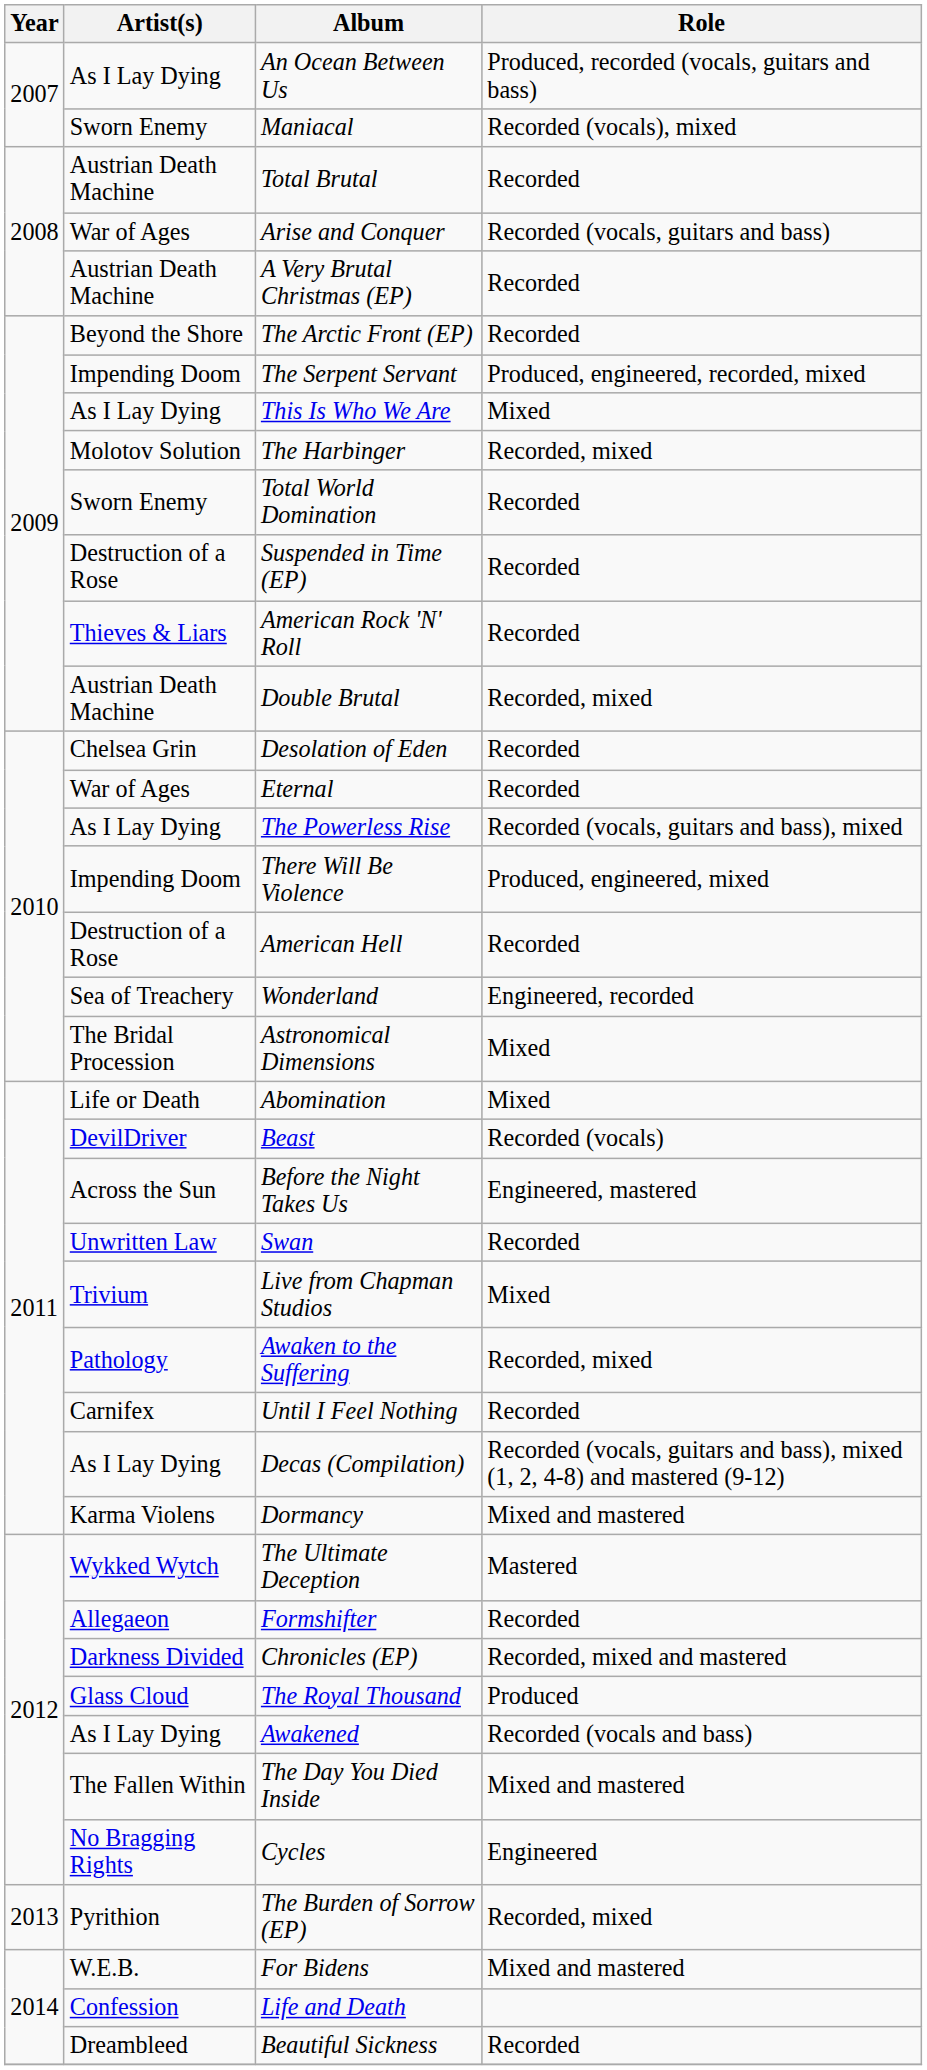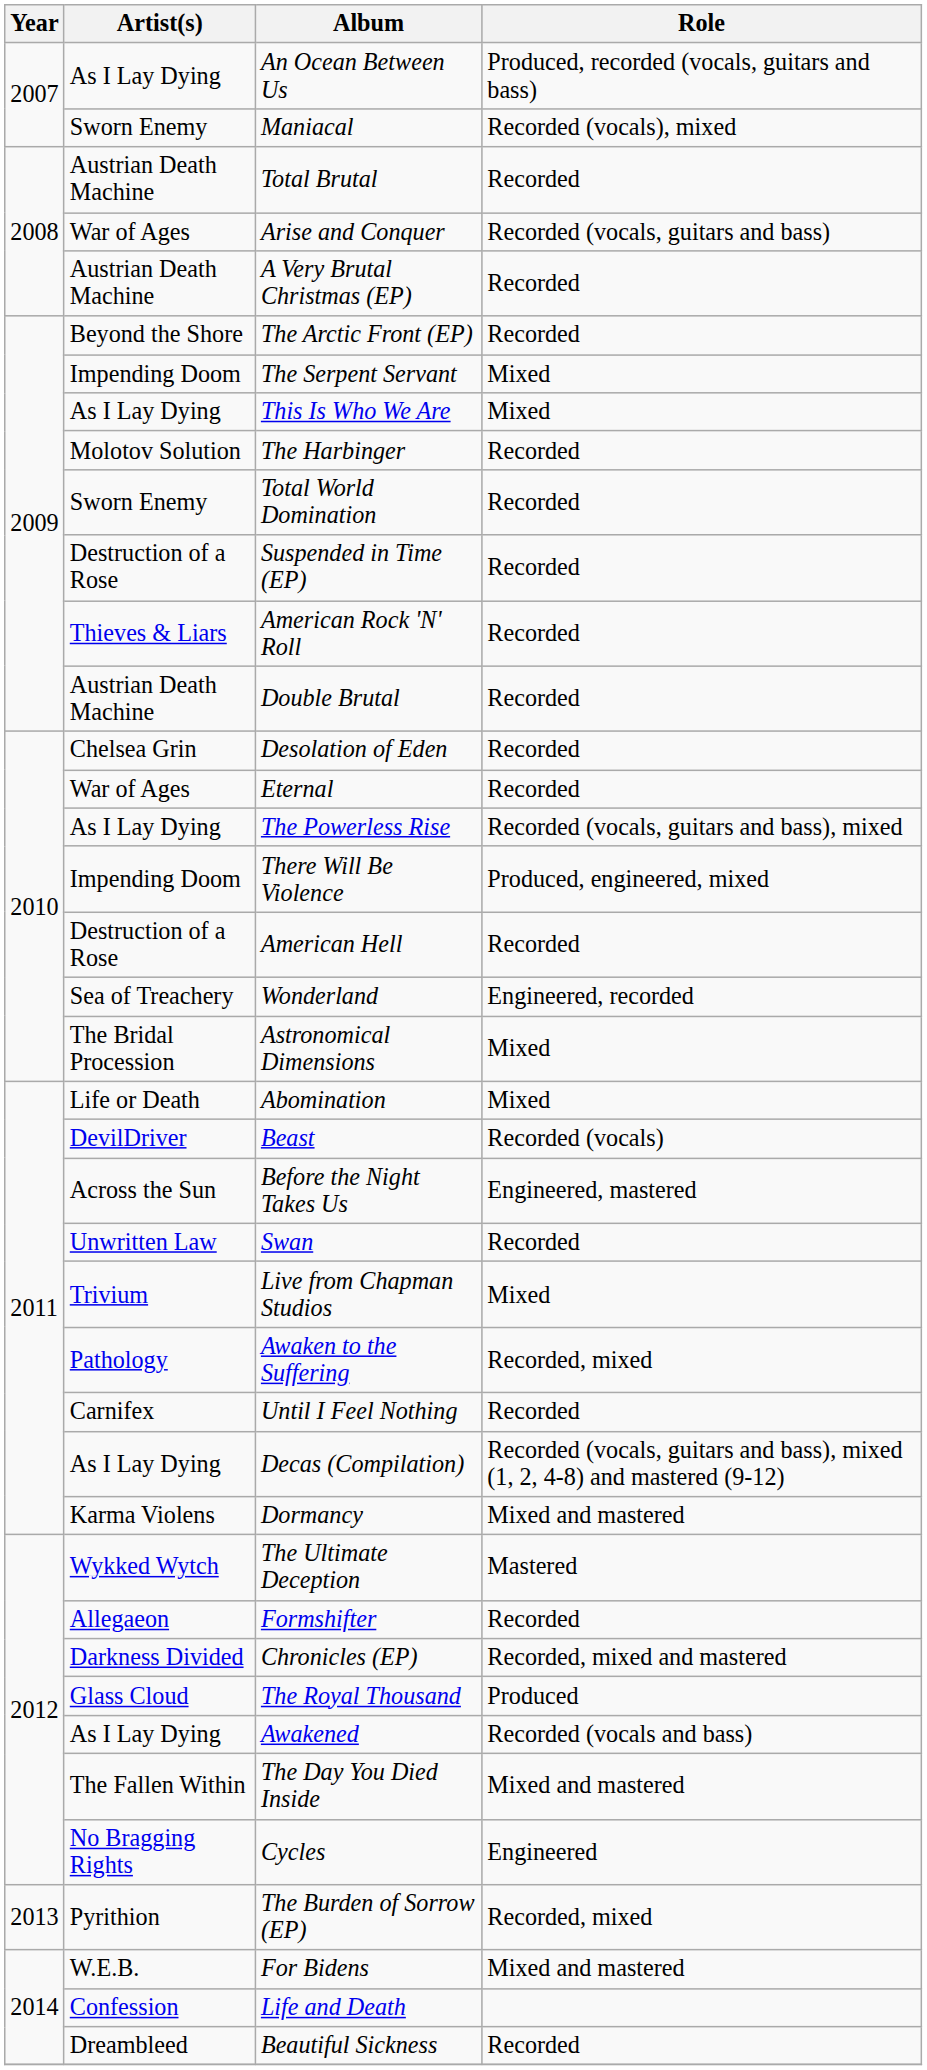(676, 373) Produced, engineered, recorded, mixed -> (519, 373) Mixed
(570, 450) Recorded, mixed -> (534, 450) Recorded
(570, 698) Recorded, mixed -> (534, 698) Recorded
